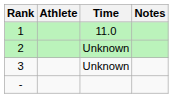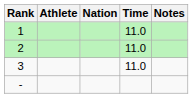+ column: (100, 13)
(106, 48) Unknown -> (136, 48) 11.0
(106, 66) Unknown -> (136, 66) 11.0
